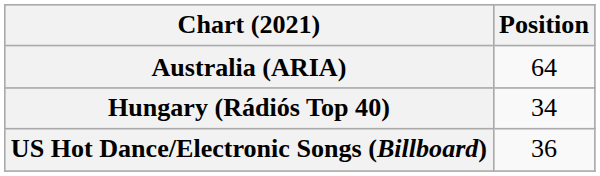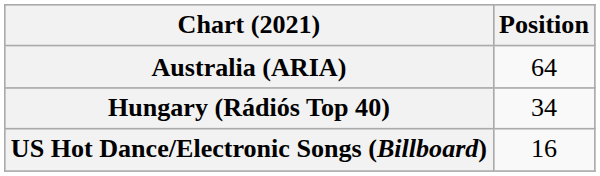(544, 149) 36 -> (544, 149) 16
